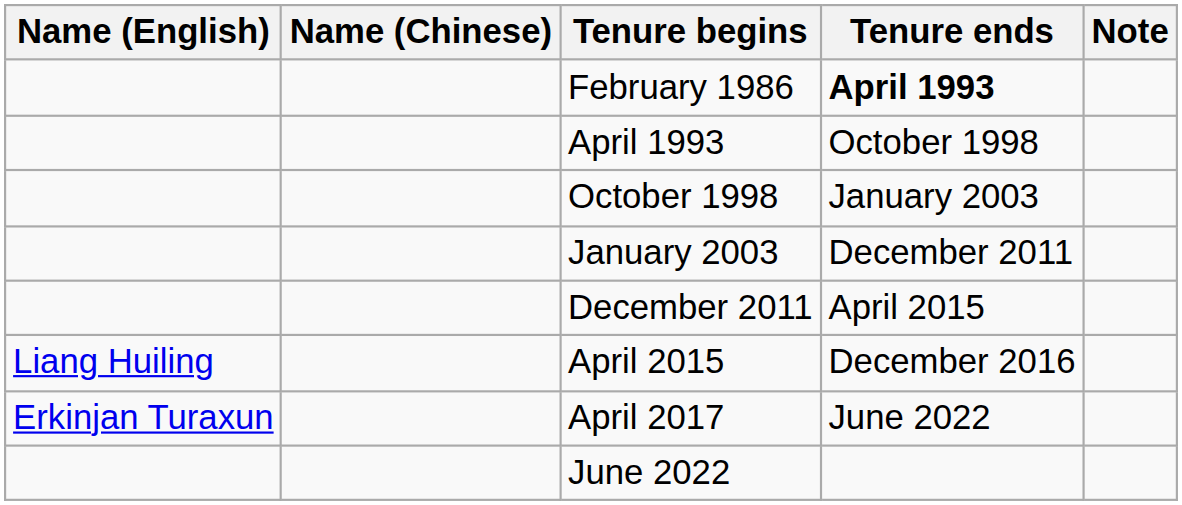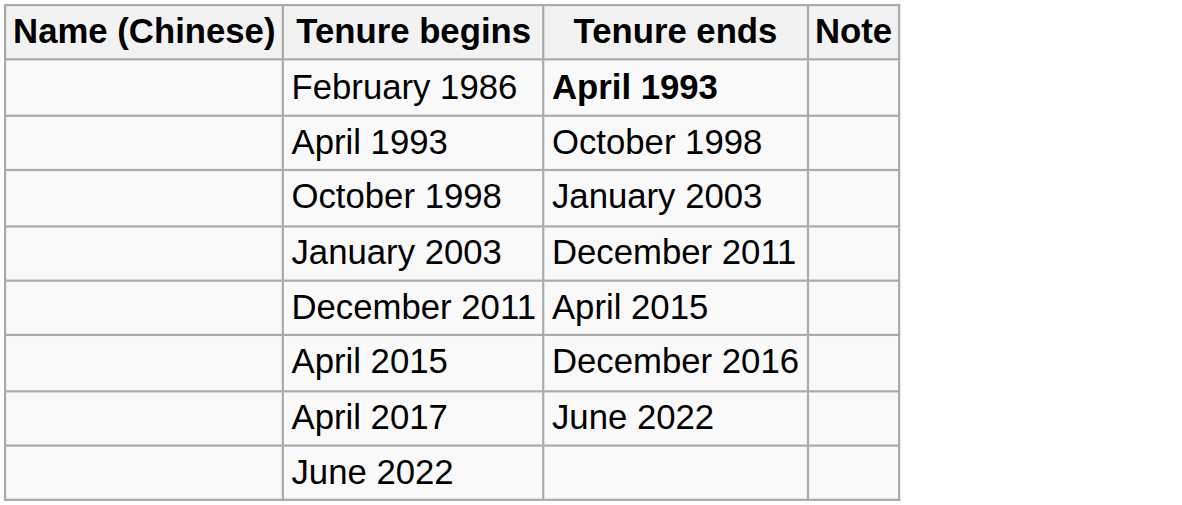- column: (143, 32)
